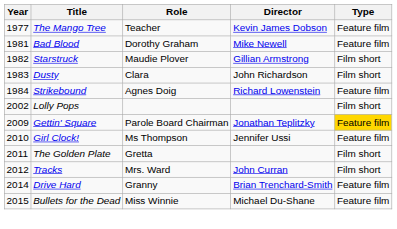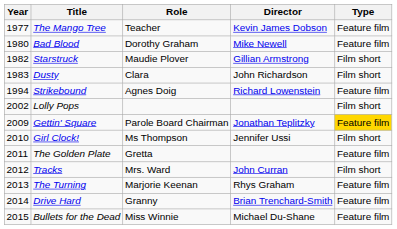(18, 43) 1981 -> (18, 43) 1980
(18, 91) 1984 -> (18, 91) 1994
(363, 138) Feature film -> (359, 138) Film short
(359, 153) Film short -> (363, 153) Feature film
+ row: (60, 185)
